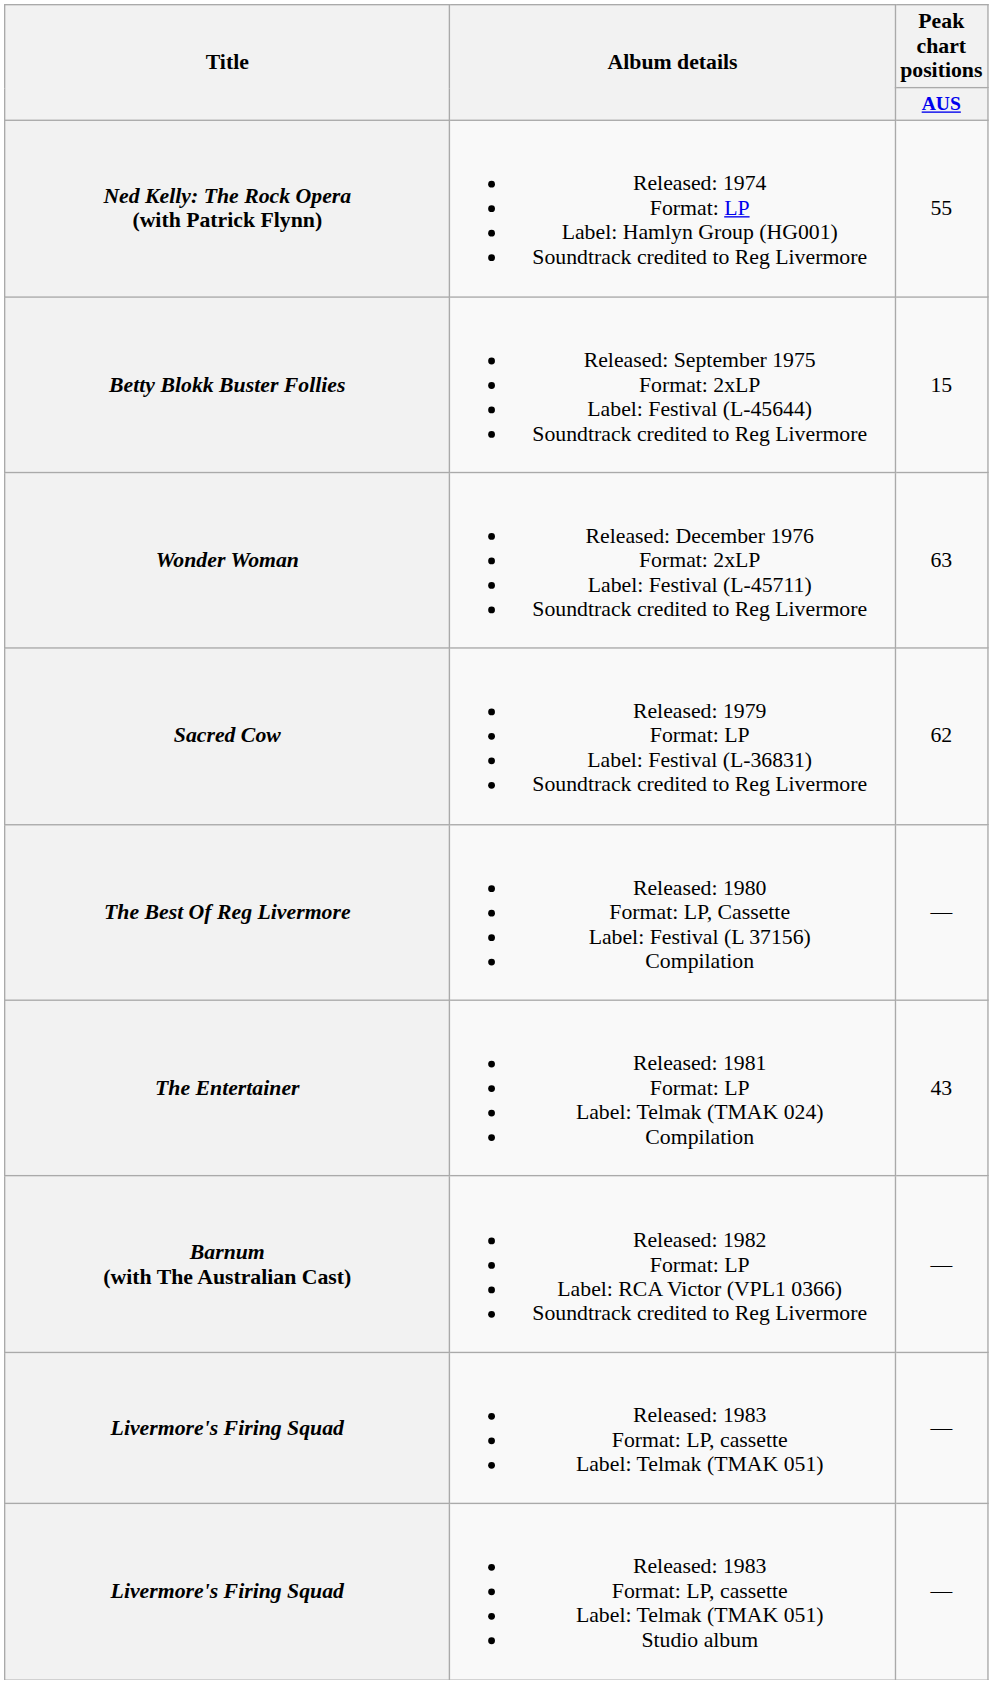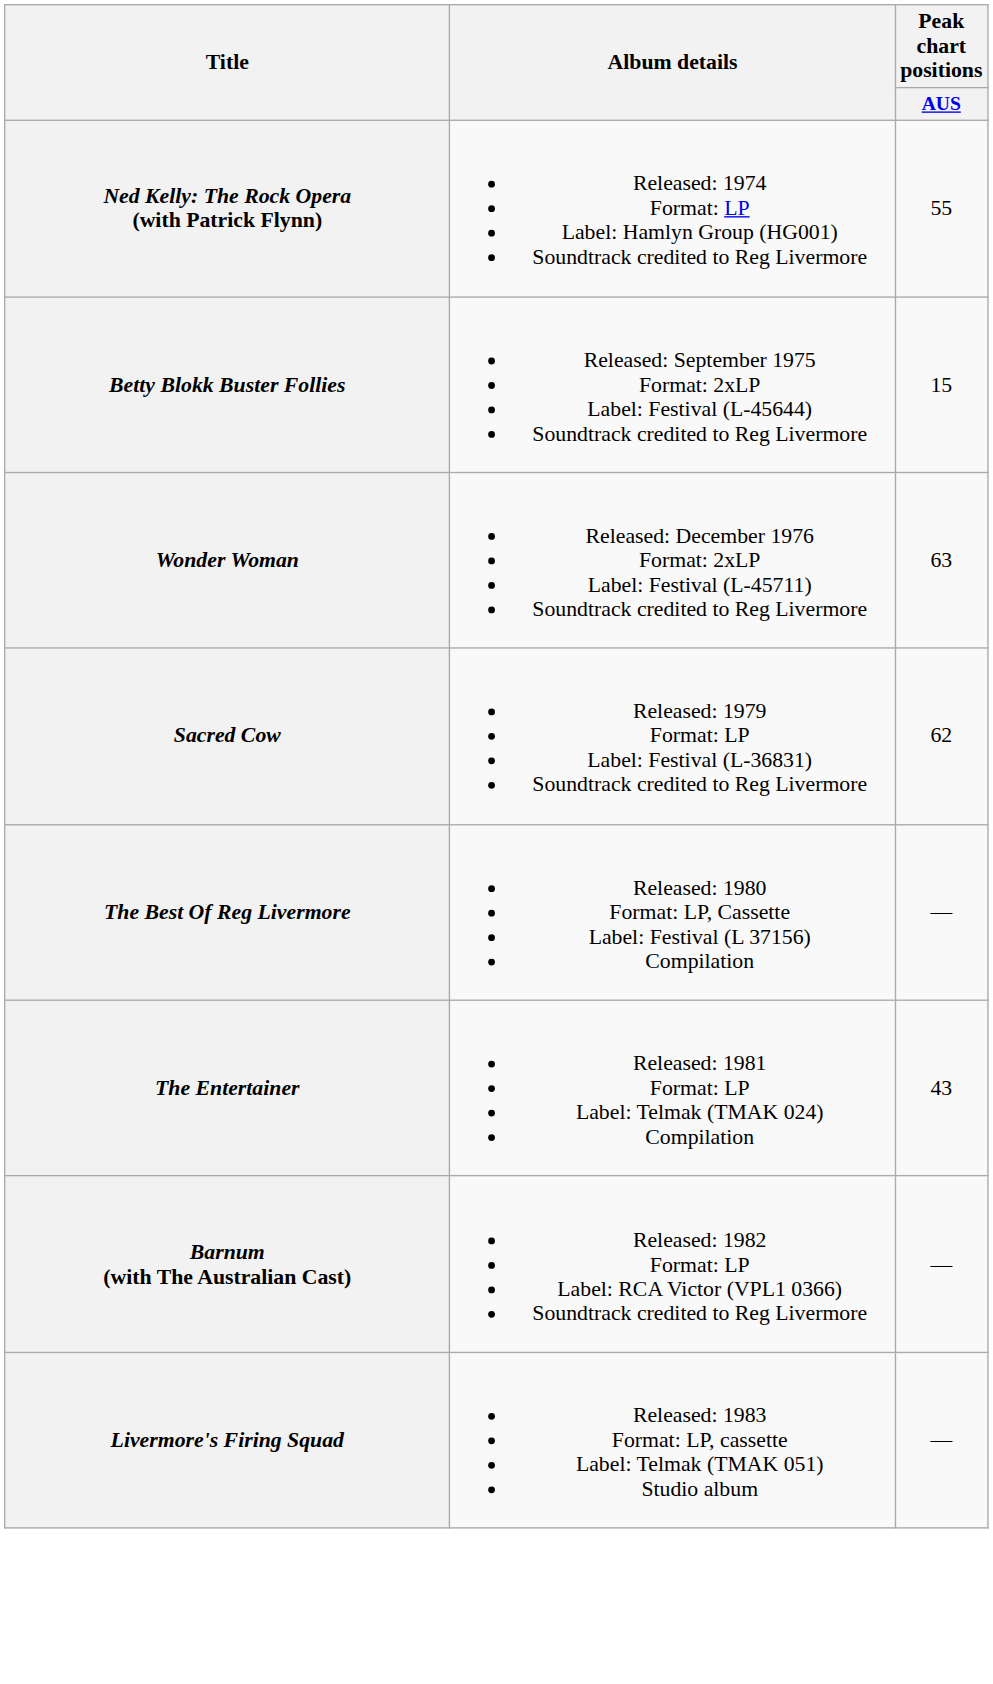- row: (673, 1440)
